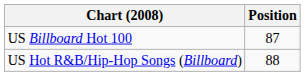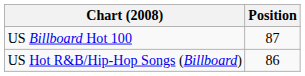(273, 60) 88 -> (273, 60) 86
